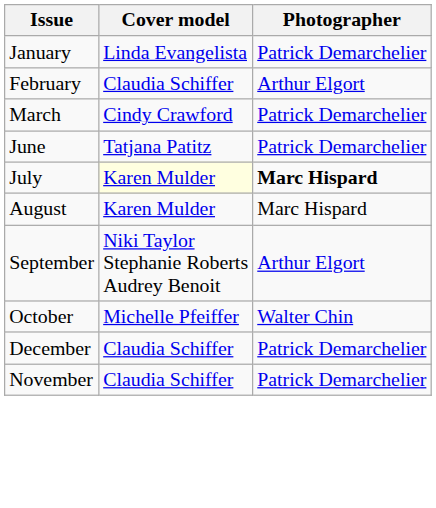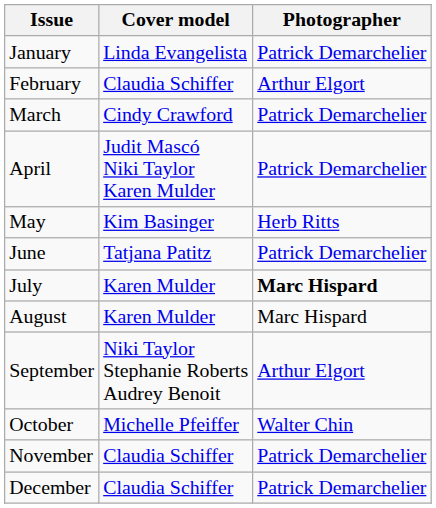+ row: (30, 168)
+ row: (27, 222)
(159, 177) lightyellow background -> (159, 285) no background
rows swapped: (51, 379) <-> (50, 348)
